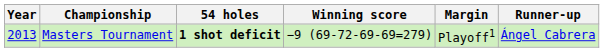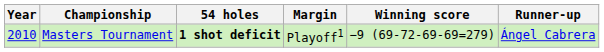columns swapped: (359, 14) <-> (467, 14)
(22, 36) 2013 -> (22, 36) 2010
